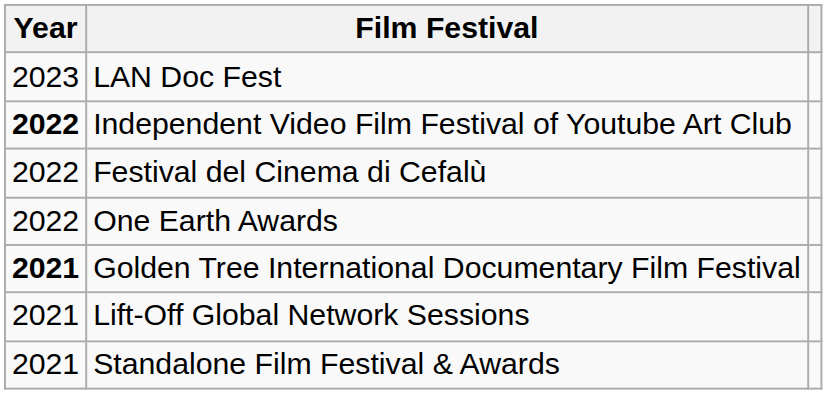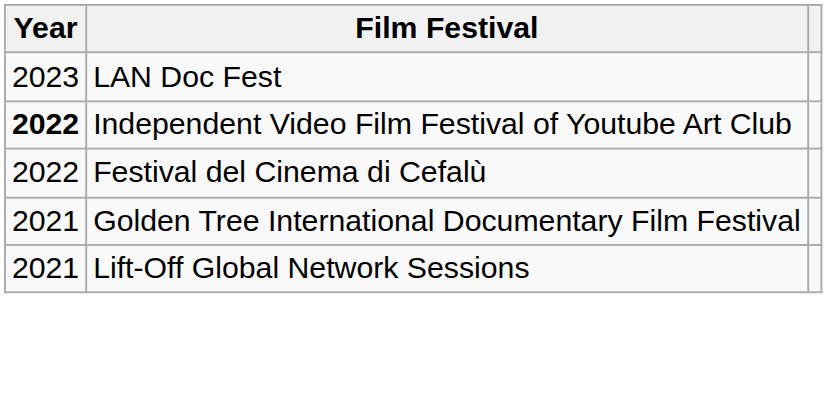- row: (216, 220)
(46, 268) bold -> (46, 220) normal
- row: (326, 364)
